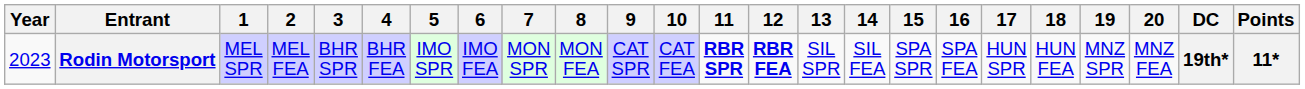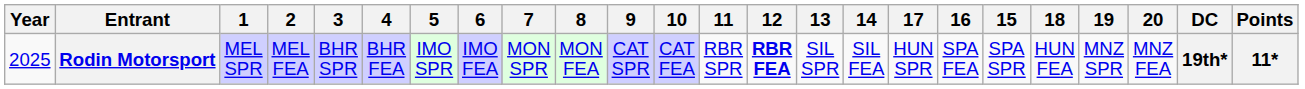columns swapped: (913, 19) <-> (1007, 19)
(30, 59) 2023 -> (30, 59) 2025
(724, 59) bold -> (723, 59) normal
